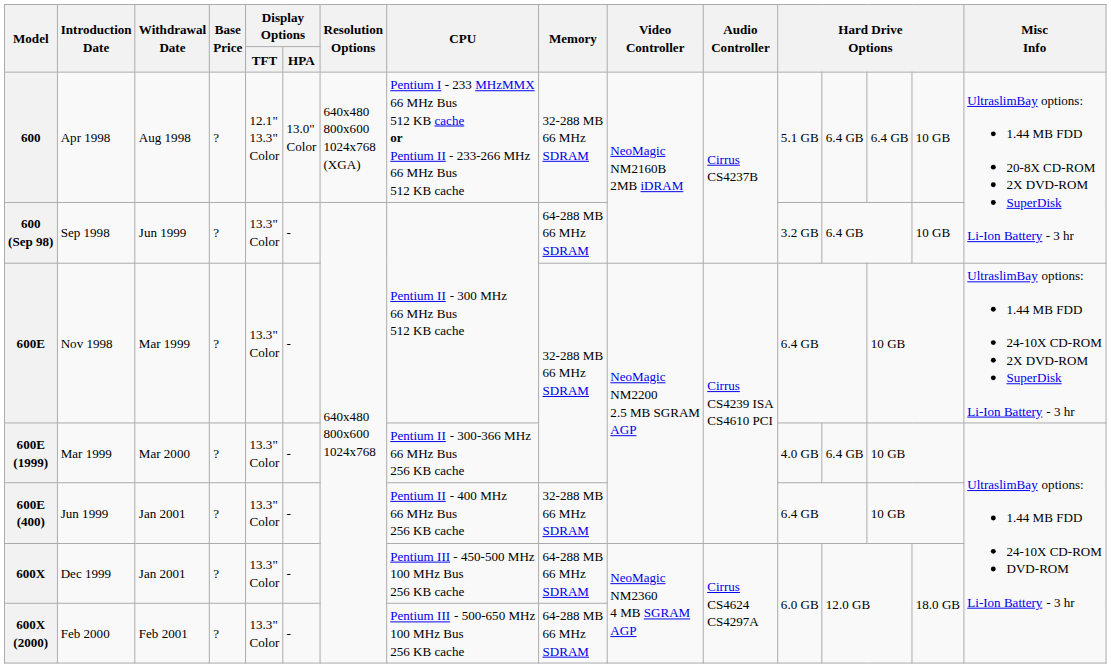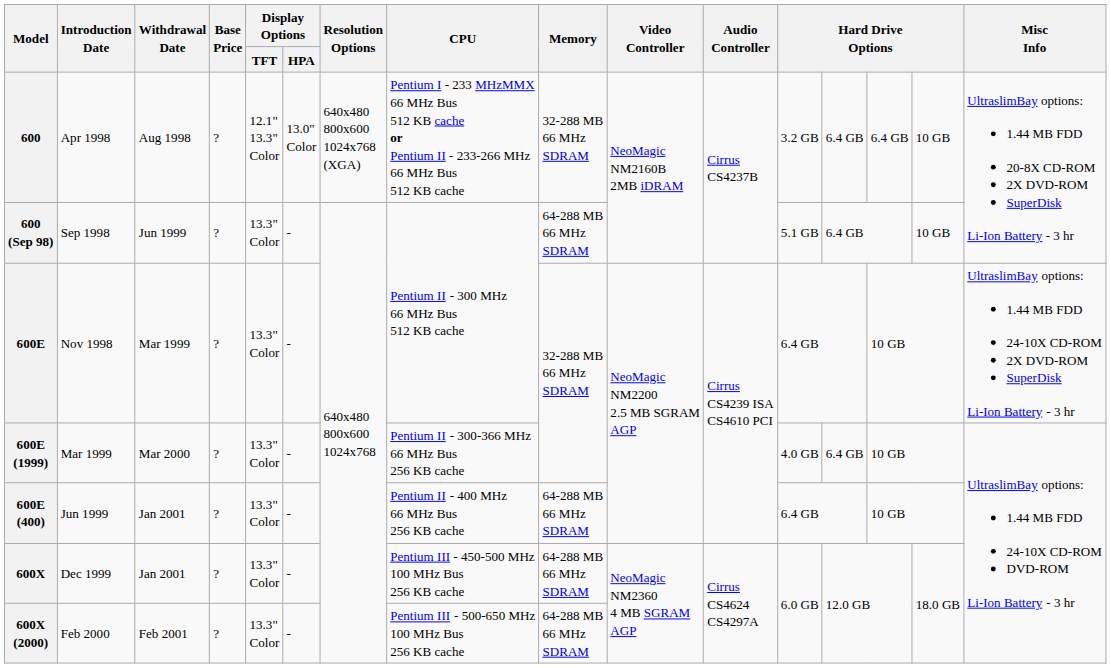(800, 138) 5.1 GB -> (800, 138) 3.2 GB
(800, 233) 3.2 GB -> (800, 233) 5.1 GB
(573, 514) 32-288 MB 66 MHz SDRAM -> (573, 514) 64-288 MB 66 MHz SDRAM
